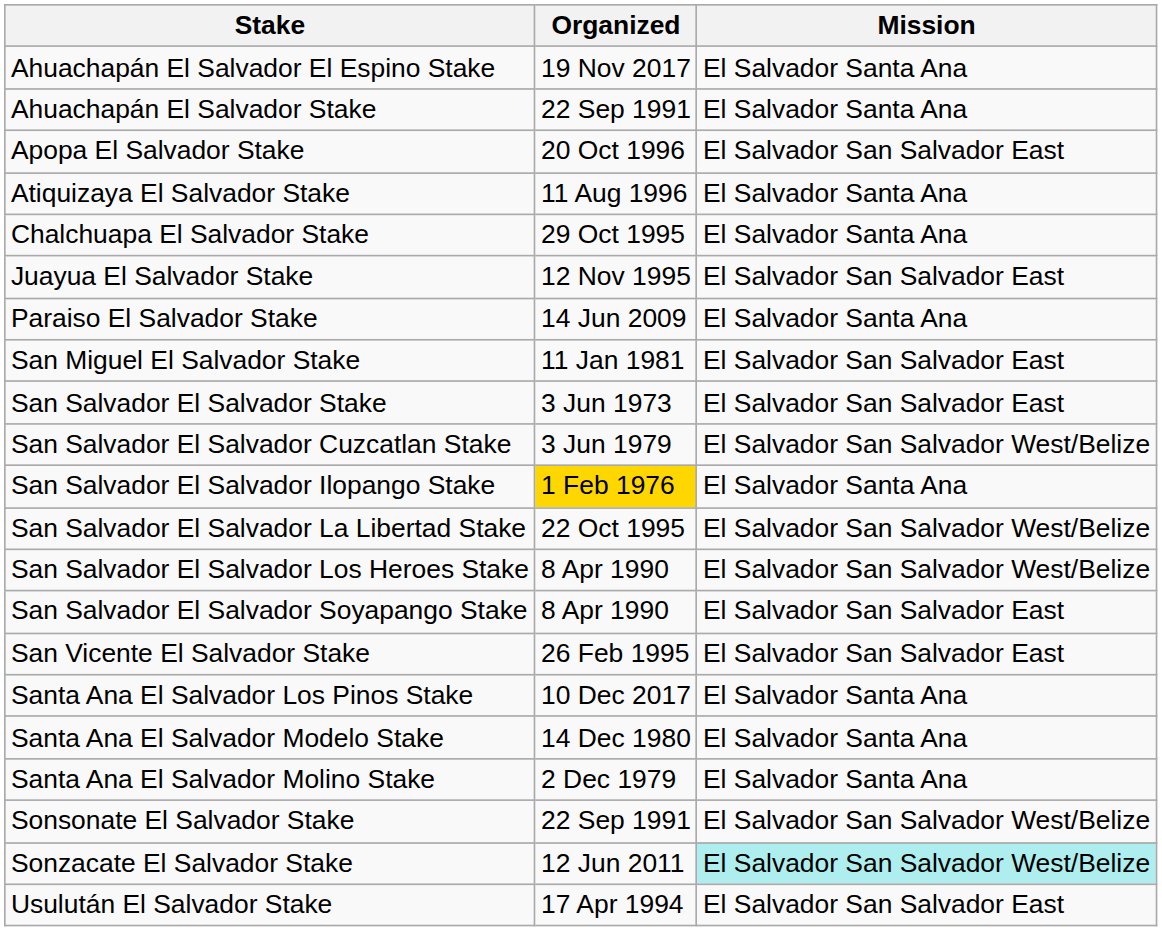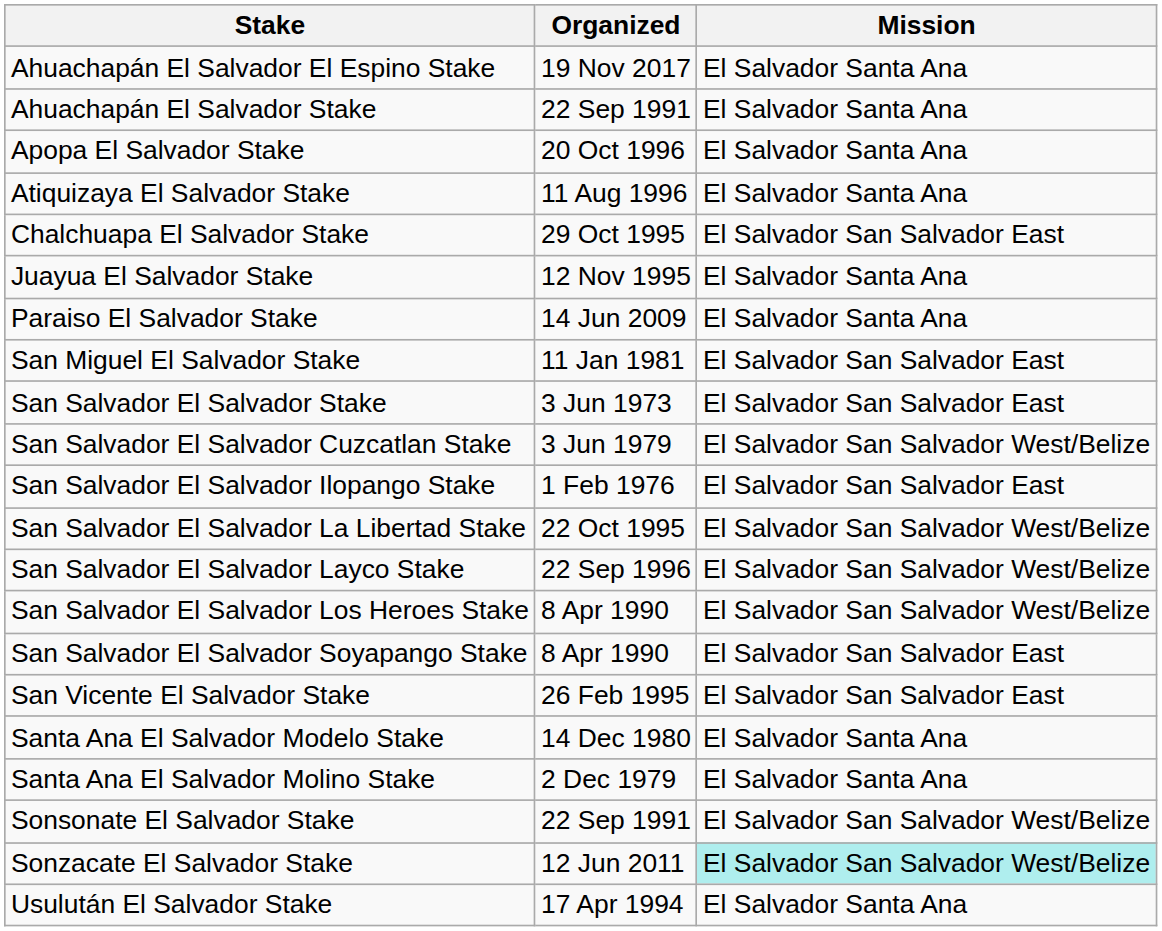(884, 151) El Salvador San Salvador East -> (835, 151) El Salvador Santa Ana
(835, 234) El Salvador Santa Ana -> (884, 234) El Salvador San Salvador East
(884, 276) El Salvador San Salvador East -> (835, 276) El Salvador Santa Ana
(608, 485) gold background -> (608, 485) no background
(835, 485) El Salvador Santa Ana -> (884, 485) El Salvador San Salvador East
+ row: (238, 569)
- row: (242, 695)
(884, 904) El Salvador San Salvador East -> (835, 904) El Salvador Santa Ana
